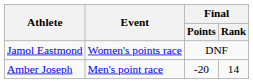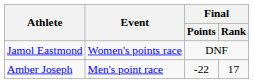(201, 69) -20 -> (201, 69) -22
(234, 69) 14 -> (234, 69) 17
